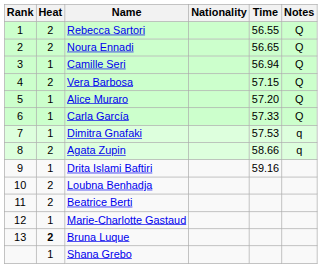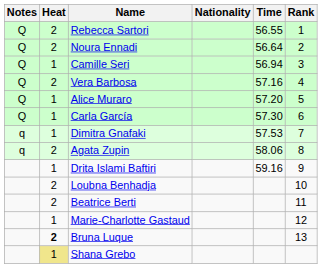columns swapped: (20, 13) <-> (299, 13)
(265, 47) 56.65 -> (269, 47) 56.64
(265, 82) 57.15 -> (269, 82) 57.16
(265, 116) 57.33 -> (269, 116) 57.30
(265, 151) 58.66 -> (269, 151) 58.06
(50, 254) no background -> (54, 254) khaki background
